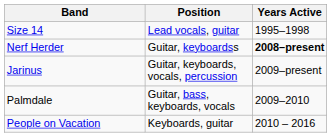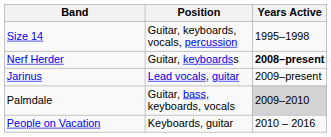(194, 30) Lead vocals, guitar -> (193, 36) Guitar, keyboards, vocals, percussion
(193, 71) Guitar, keyboards, vocals, percussion -> (194, 77) Lead vocals, guitar
(282, 100) no background -> (282, 100) lightgrey background
